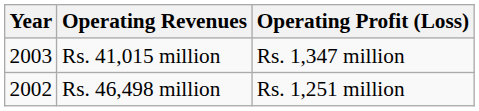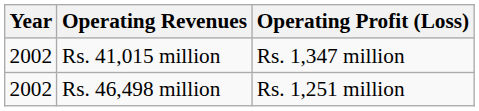(31, 55) 2003 -> (31, 55) 2002
